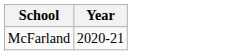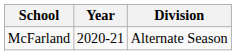+ column: (179, 15)
